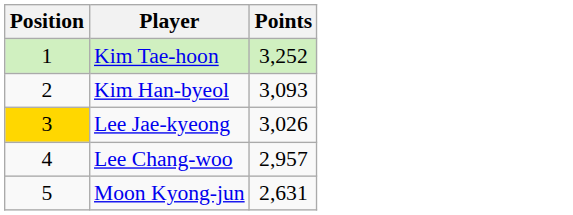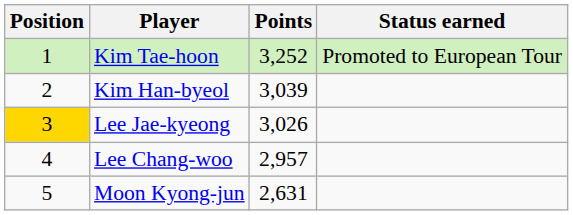+ column: (442, 21)
(283, 90) 3,093 -> (283, 90) 3,039
